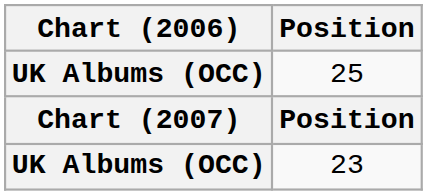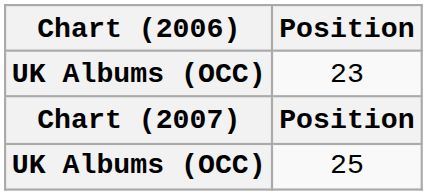rows swapped: (347, 166) <-> (347, 74)
